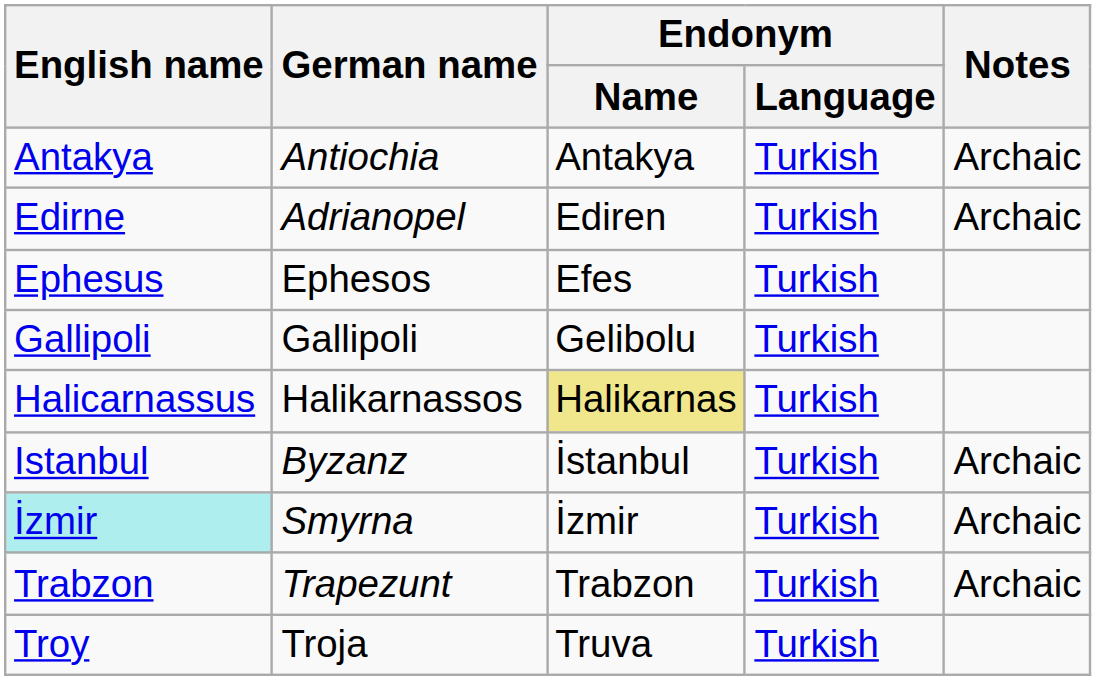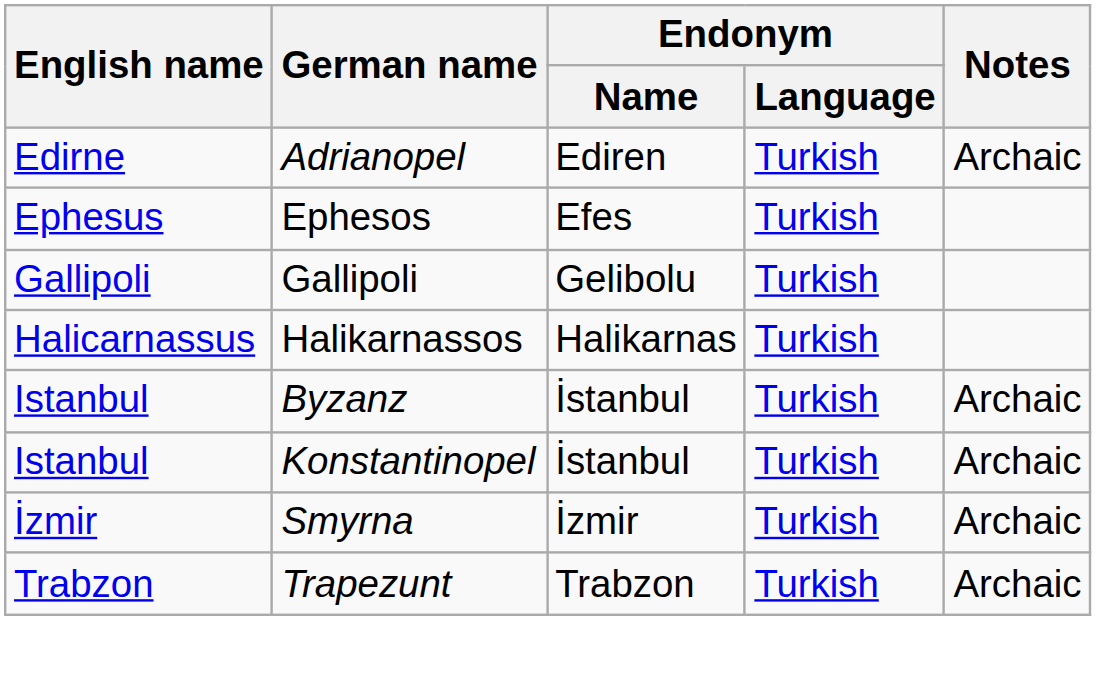- row: (360, 156)
(646, 400) khaki background -> (646, 339) no background
+ row: (408, 461)
(56, 522) paleturquoise background -> (56, 522) no background
- row: (324, 643)
